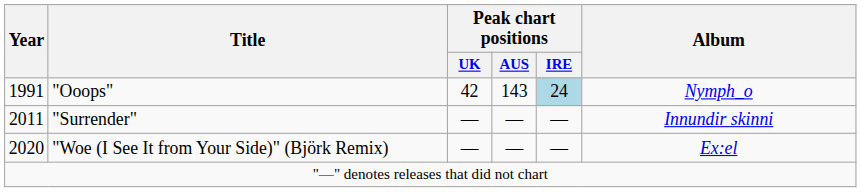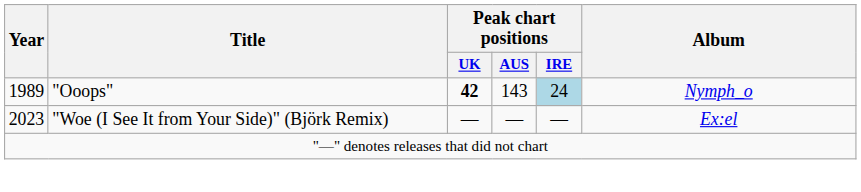(26, 91) 1991 -> (26, 91) 1989
(470, 91) normal -> (470, 91) bold
- row: (95, 119)
(26, 147) 2020 -> (26, 119) 2023
